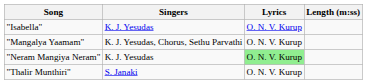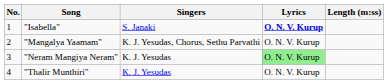+ column: (13, 12)
(129, 27) K. J. Yesudas -> (139, 27) S. Janaki
(274, 27) normal -> (294, 27) bold
(121, 72) S. Janaki -> (147, 72) K. J. Yesudas
